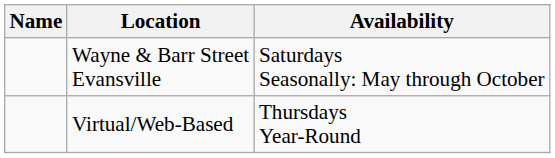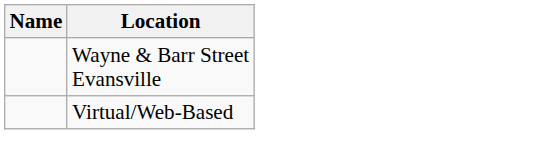- column: (402, 21)
